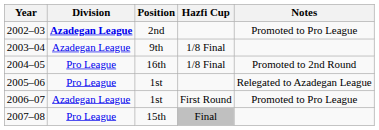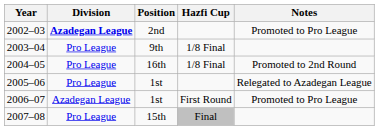(91, 47) Azadegan League -> (91, 47) Pro League
